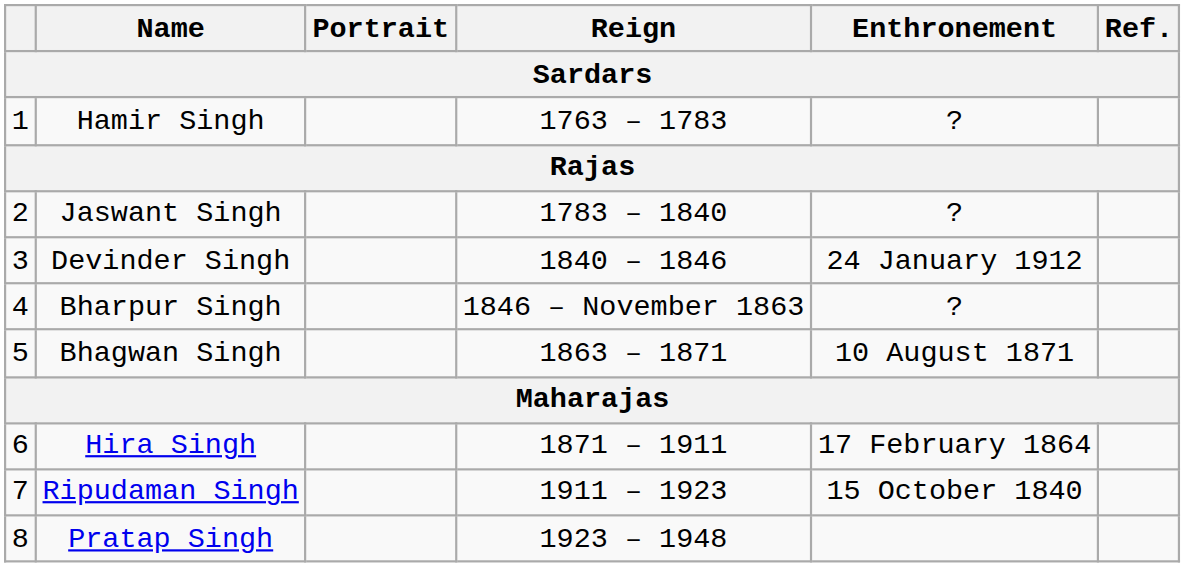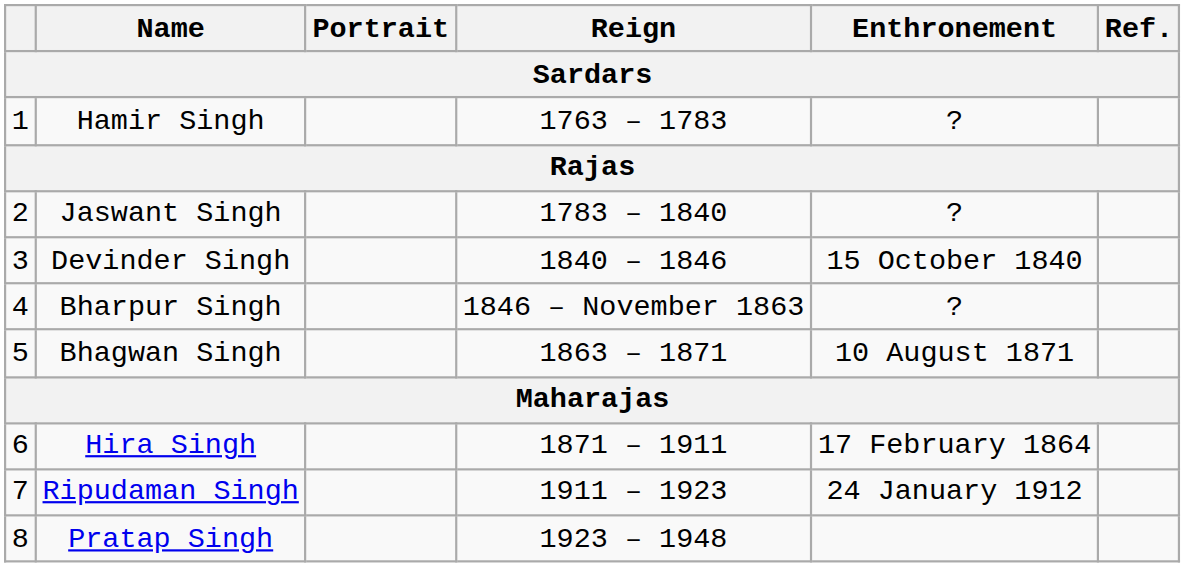(955, 260) 24 January 1912 -> (955, 260) 15 October 1840
(955, 492) 15 October 1840 -> (955, 492) 24 January 1912
